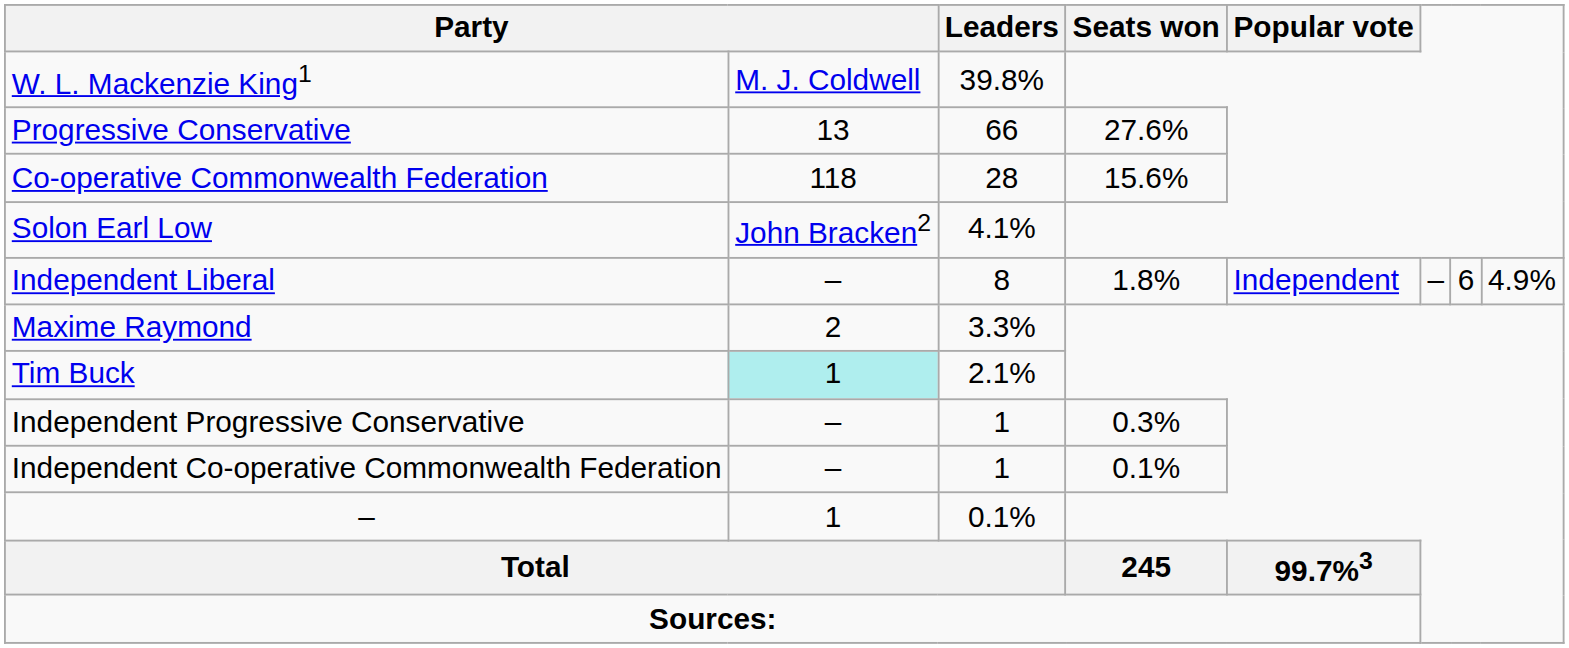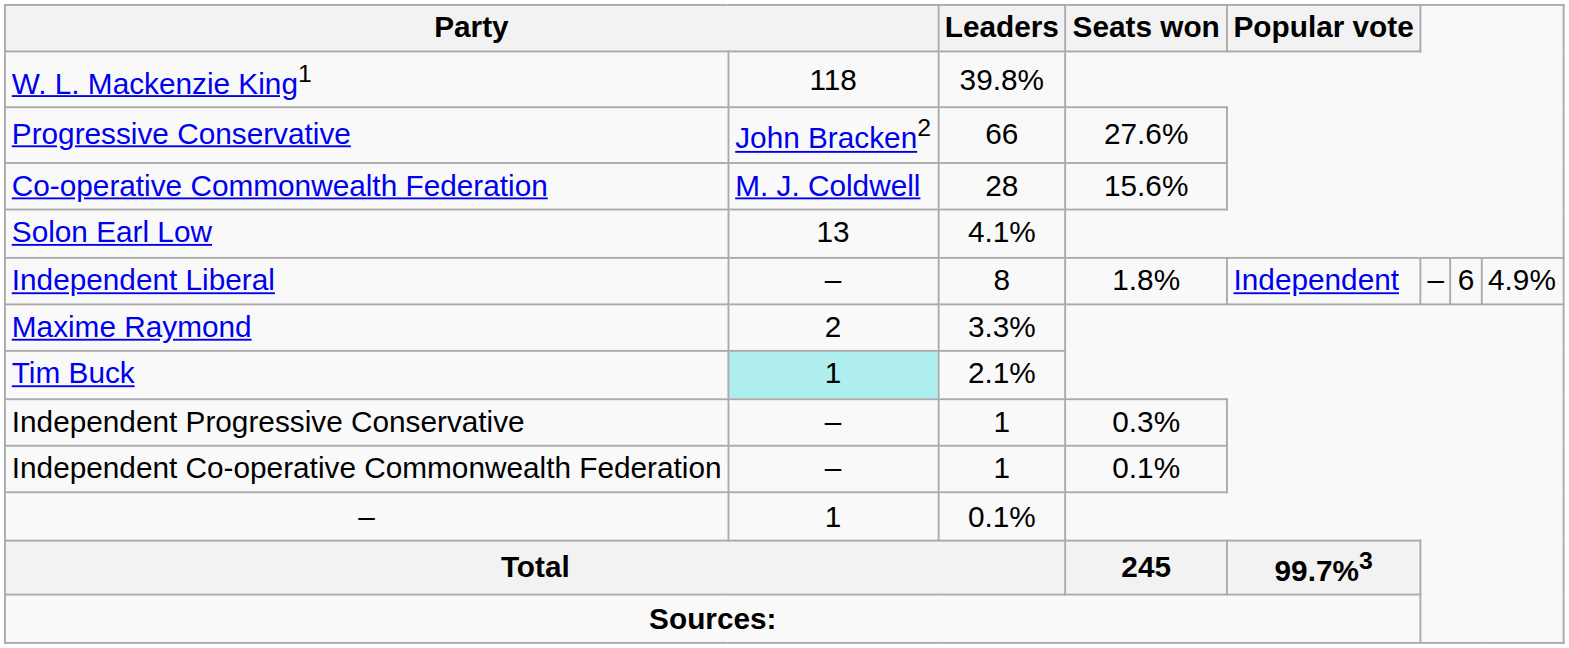(828, 79) M. J. Coldwell -> (833, 79) 118
(833, 130) 13 -> (833, 134) John Bracken2
(833, 177) 118 -> (828, 185) M. J. Coldwell
(833, 228) John Bracken2 -> (833, 232) 13
